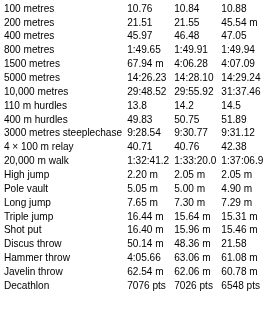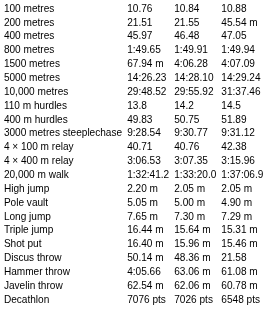+ row: (39, 161)
